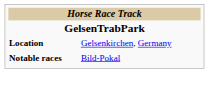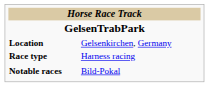+ row: (28, 56)
